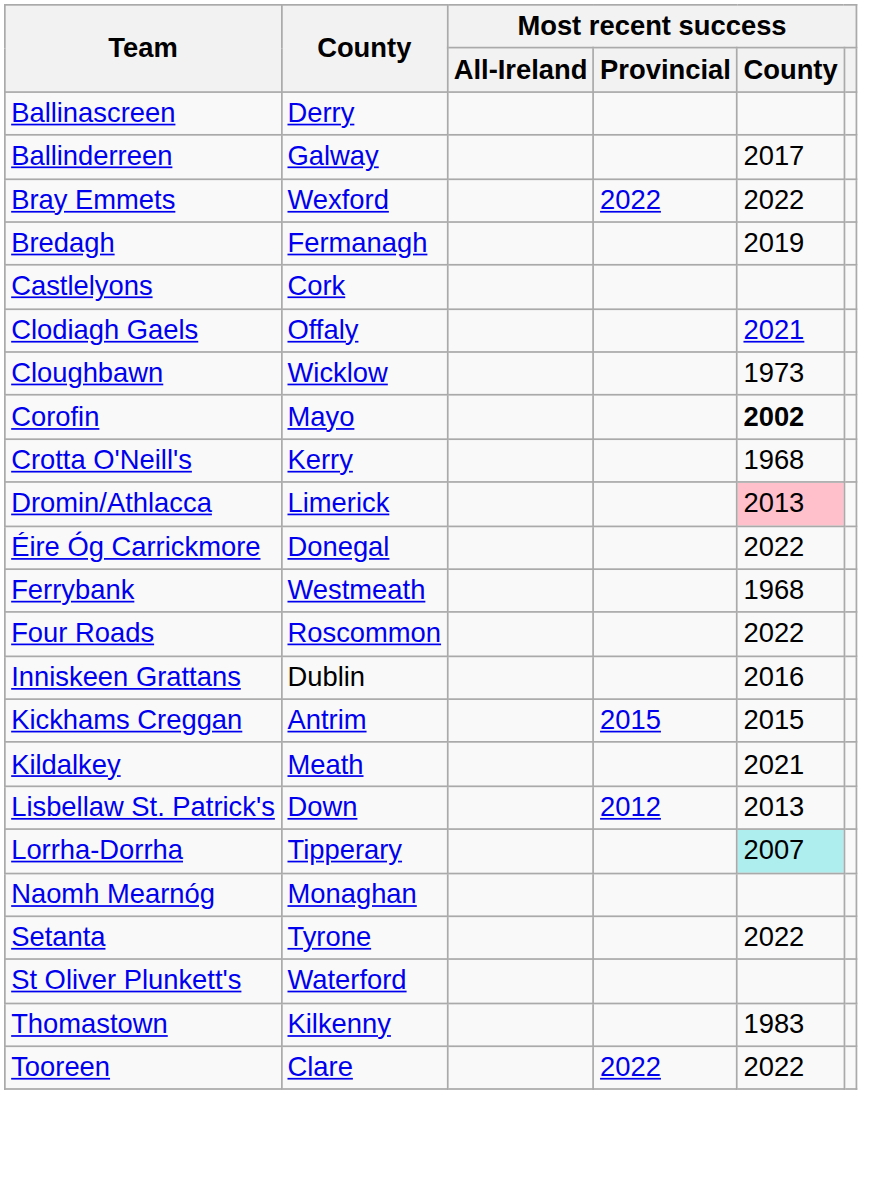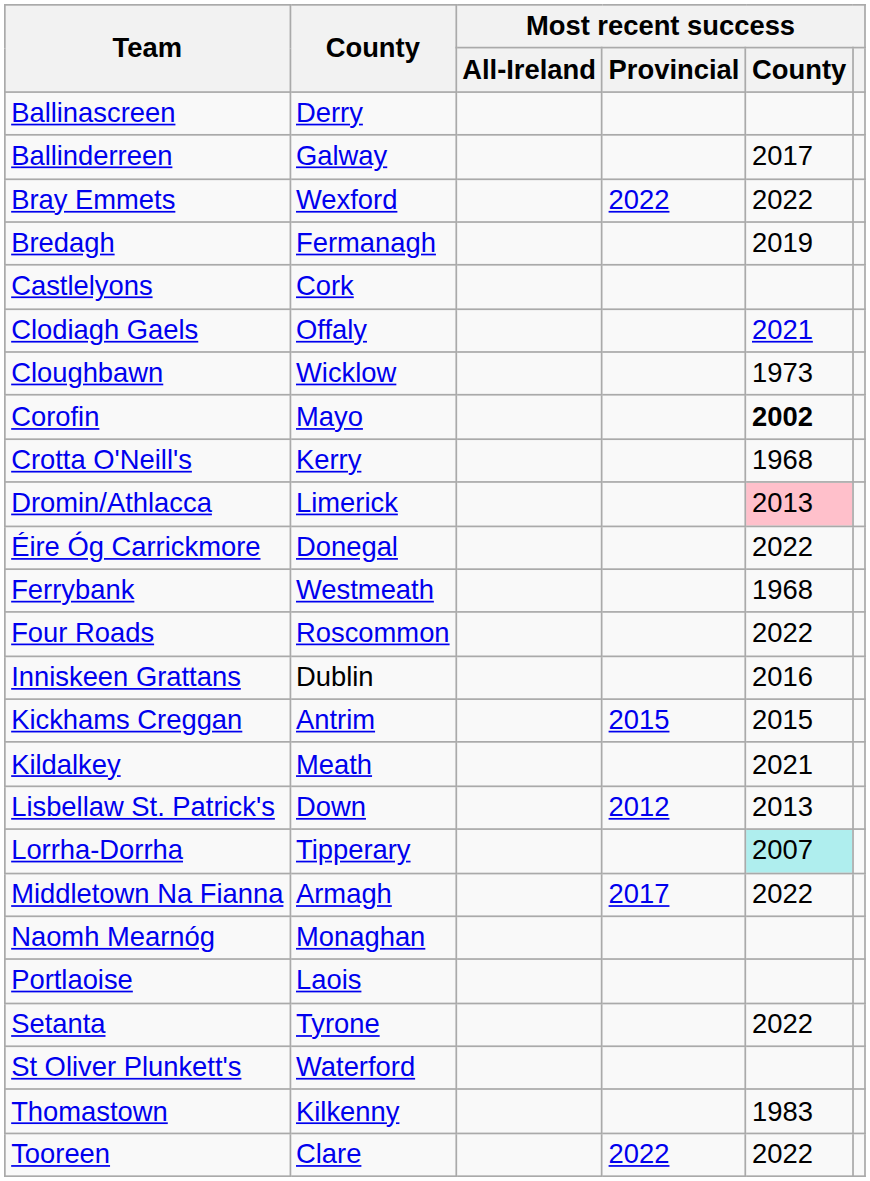+ row: (147, 894)
+ row: (72, 980)
